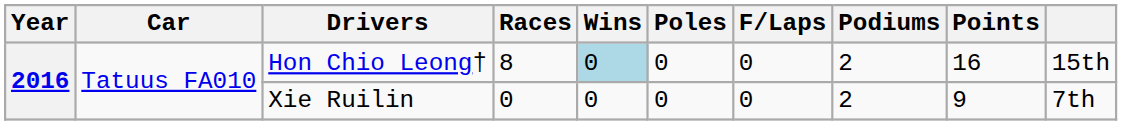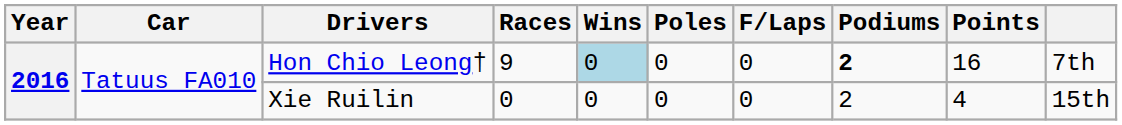(506, 63) 8 -> (506, 63) 9
(846, 63) normal -> (846, 63) bold
(1081, 63) 15th -> (1074, 63) 7th
(960, 101) 9 -> (960, 101) 4
(1074, 101) 7th -> (1081, 101) 15th
